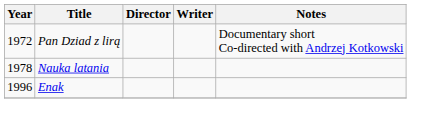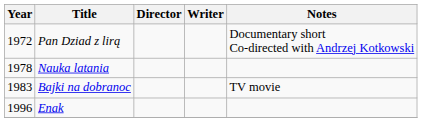+ row: (84, 87)
